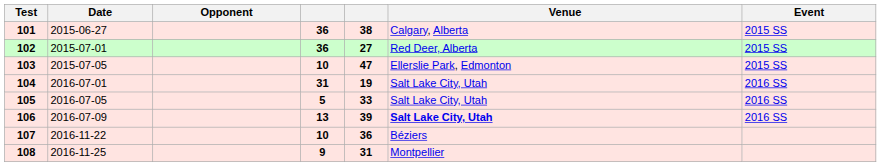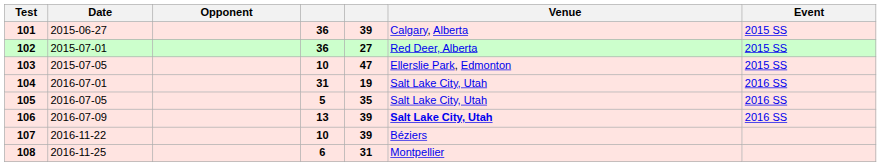(366, 30) 38 -> (366, 30) 39
(366, 100) 33 -> (366, 100) 35
(366, 135) 36 -> (366, 135) 39
(322, 153) 9 -> (322, 153) 6
